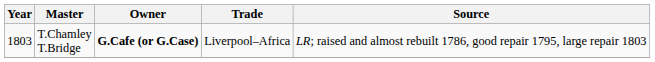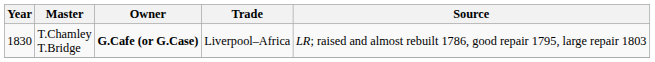(20, 40) 1803 -> (20, 40) 1830
